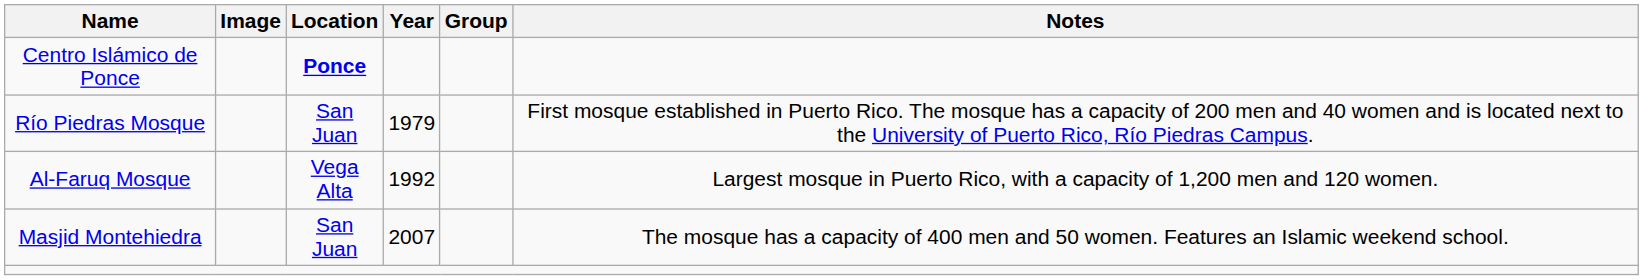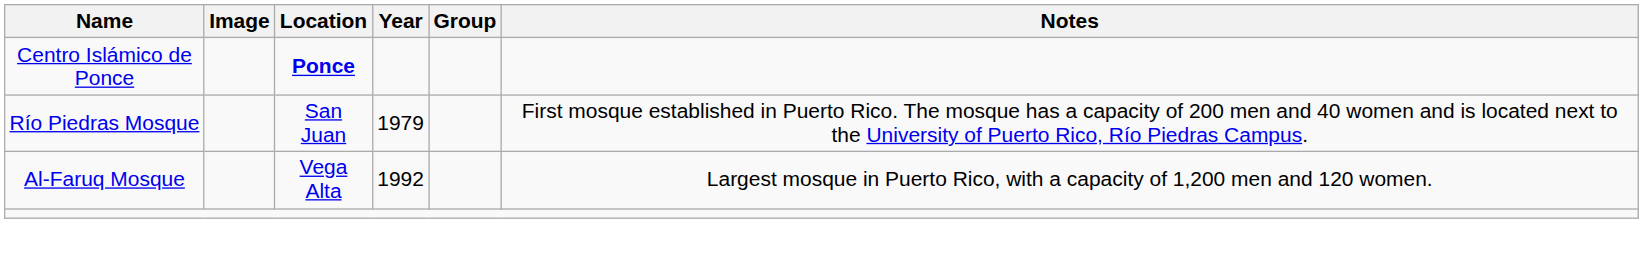- row: (110, 236)
